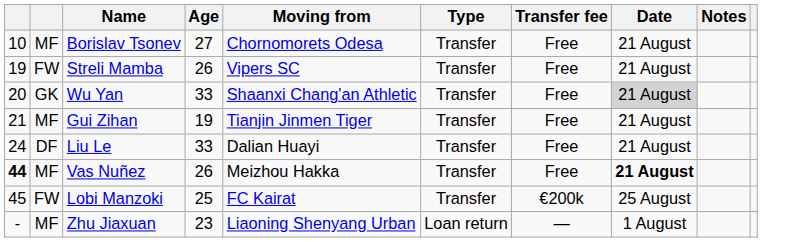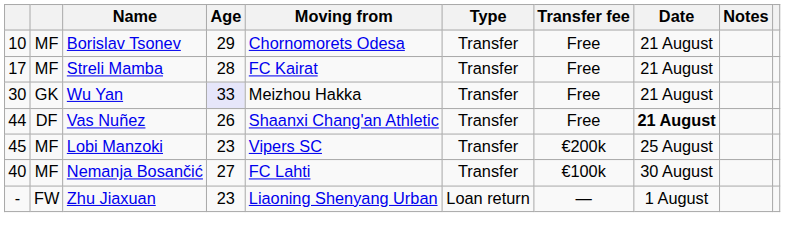(204, 43) 27 -> (226, 43) 29
(17, 69) 19 -> (17, 69) 17
(47, 69) FW -> (47, 69) MF
(204, 69) 26 -> (226, 69) 28
(263, 69) Vipers SC -> (283, 69) FC Kairat
(17, 95) 20 -> (17, 95) 30
(204, 95) no background -> (226, 95) lavender background
(322, 95) Shaanxi Chang'an Athletic -> (305, 95) Meizhou Hakka
(654, 95) lightgrey background -> (677, 95) no background
- row: (102, 120)
- row: (89, 146)
(17, 172) bold -> (17, 120) normal
(47, 172) MF -> (47, 120) DF
(283, 172) Meizhou Hakka -> (344, 120) Shaanxi Chang'an Athletic
(47, 198) FW -> (47, 146) MF
(204, 198) 25 -> (226, 146) 23
(261, 198) FC Kairat -> (285, 146) Vipers SC
+ row: (135, 172)
(47, 224) MF -> (47, 198) FW
